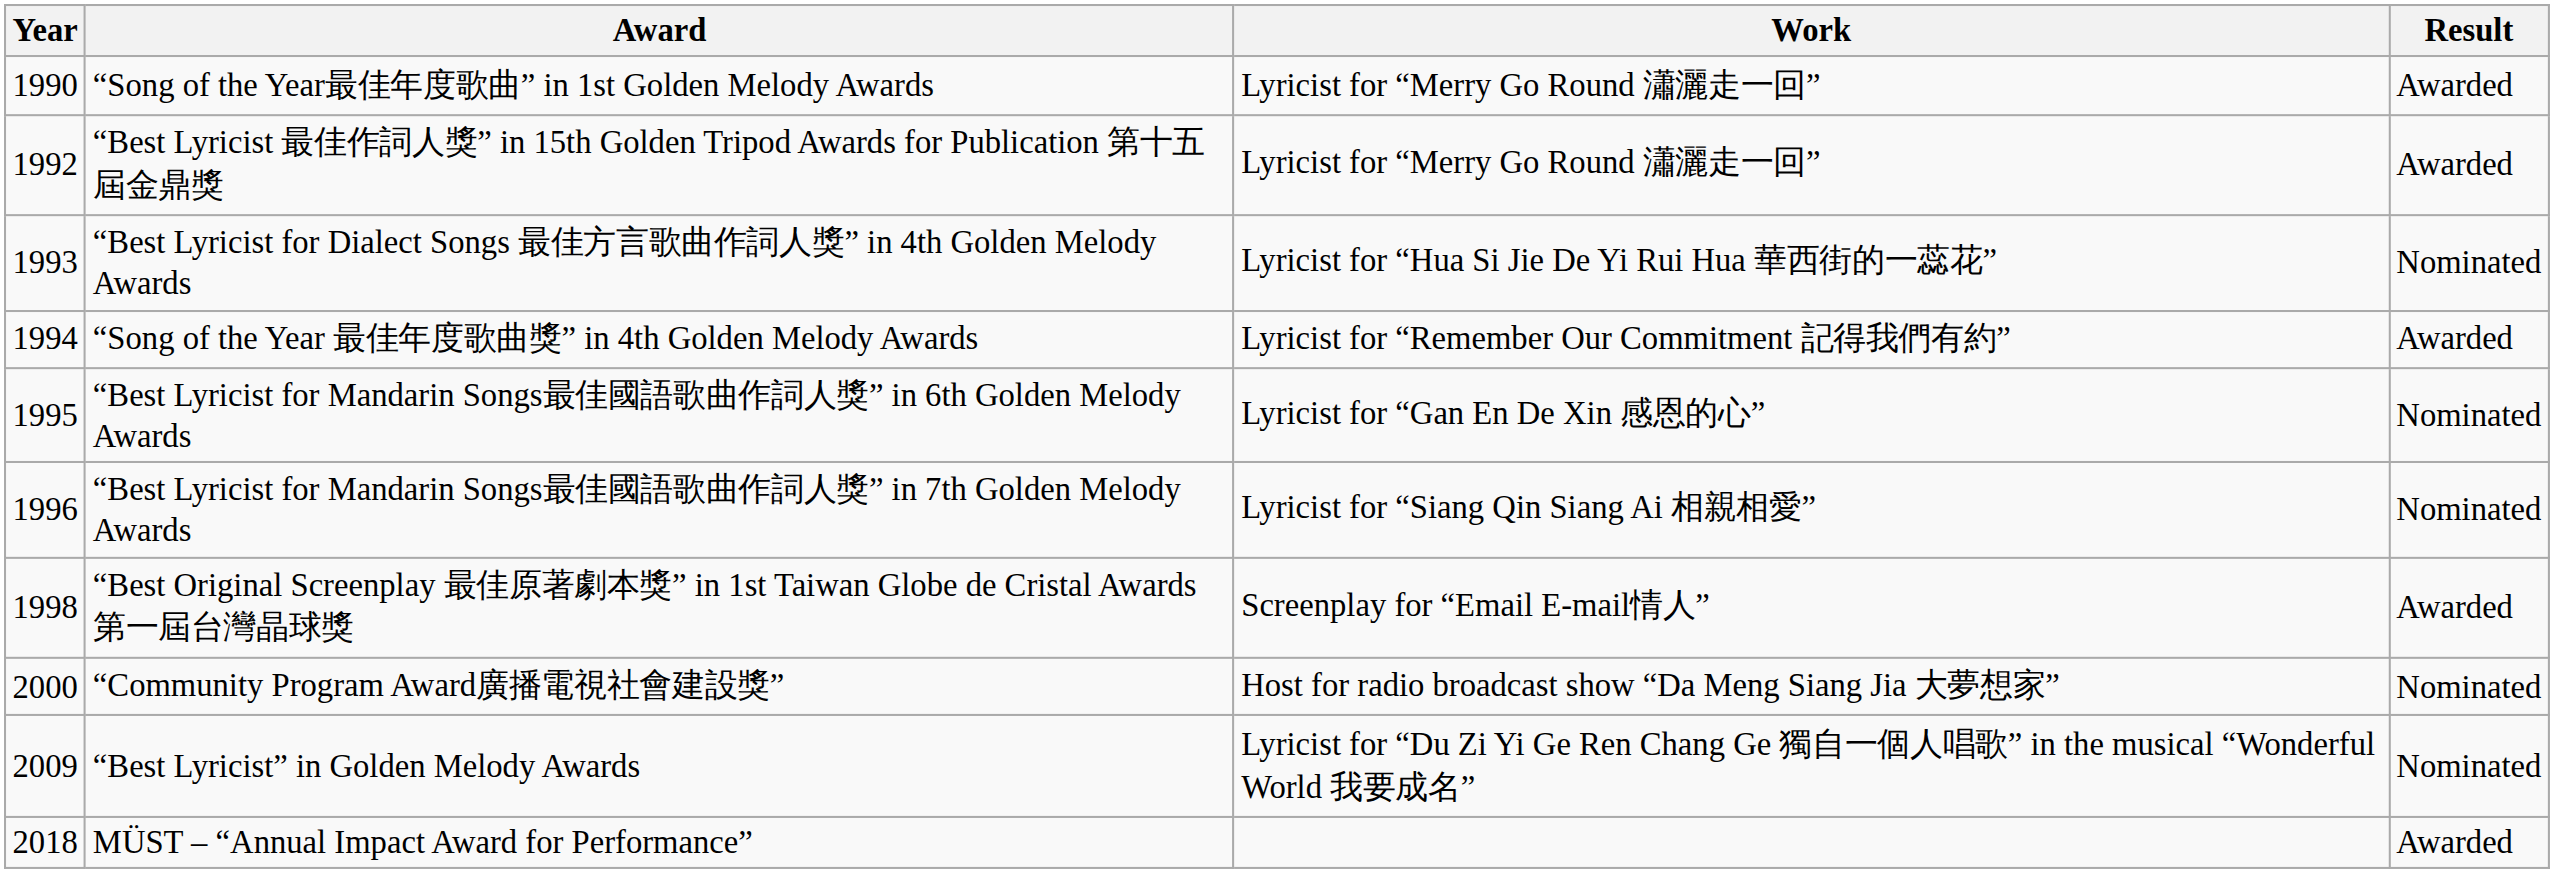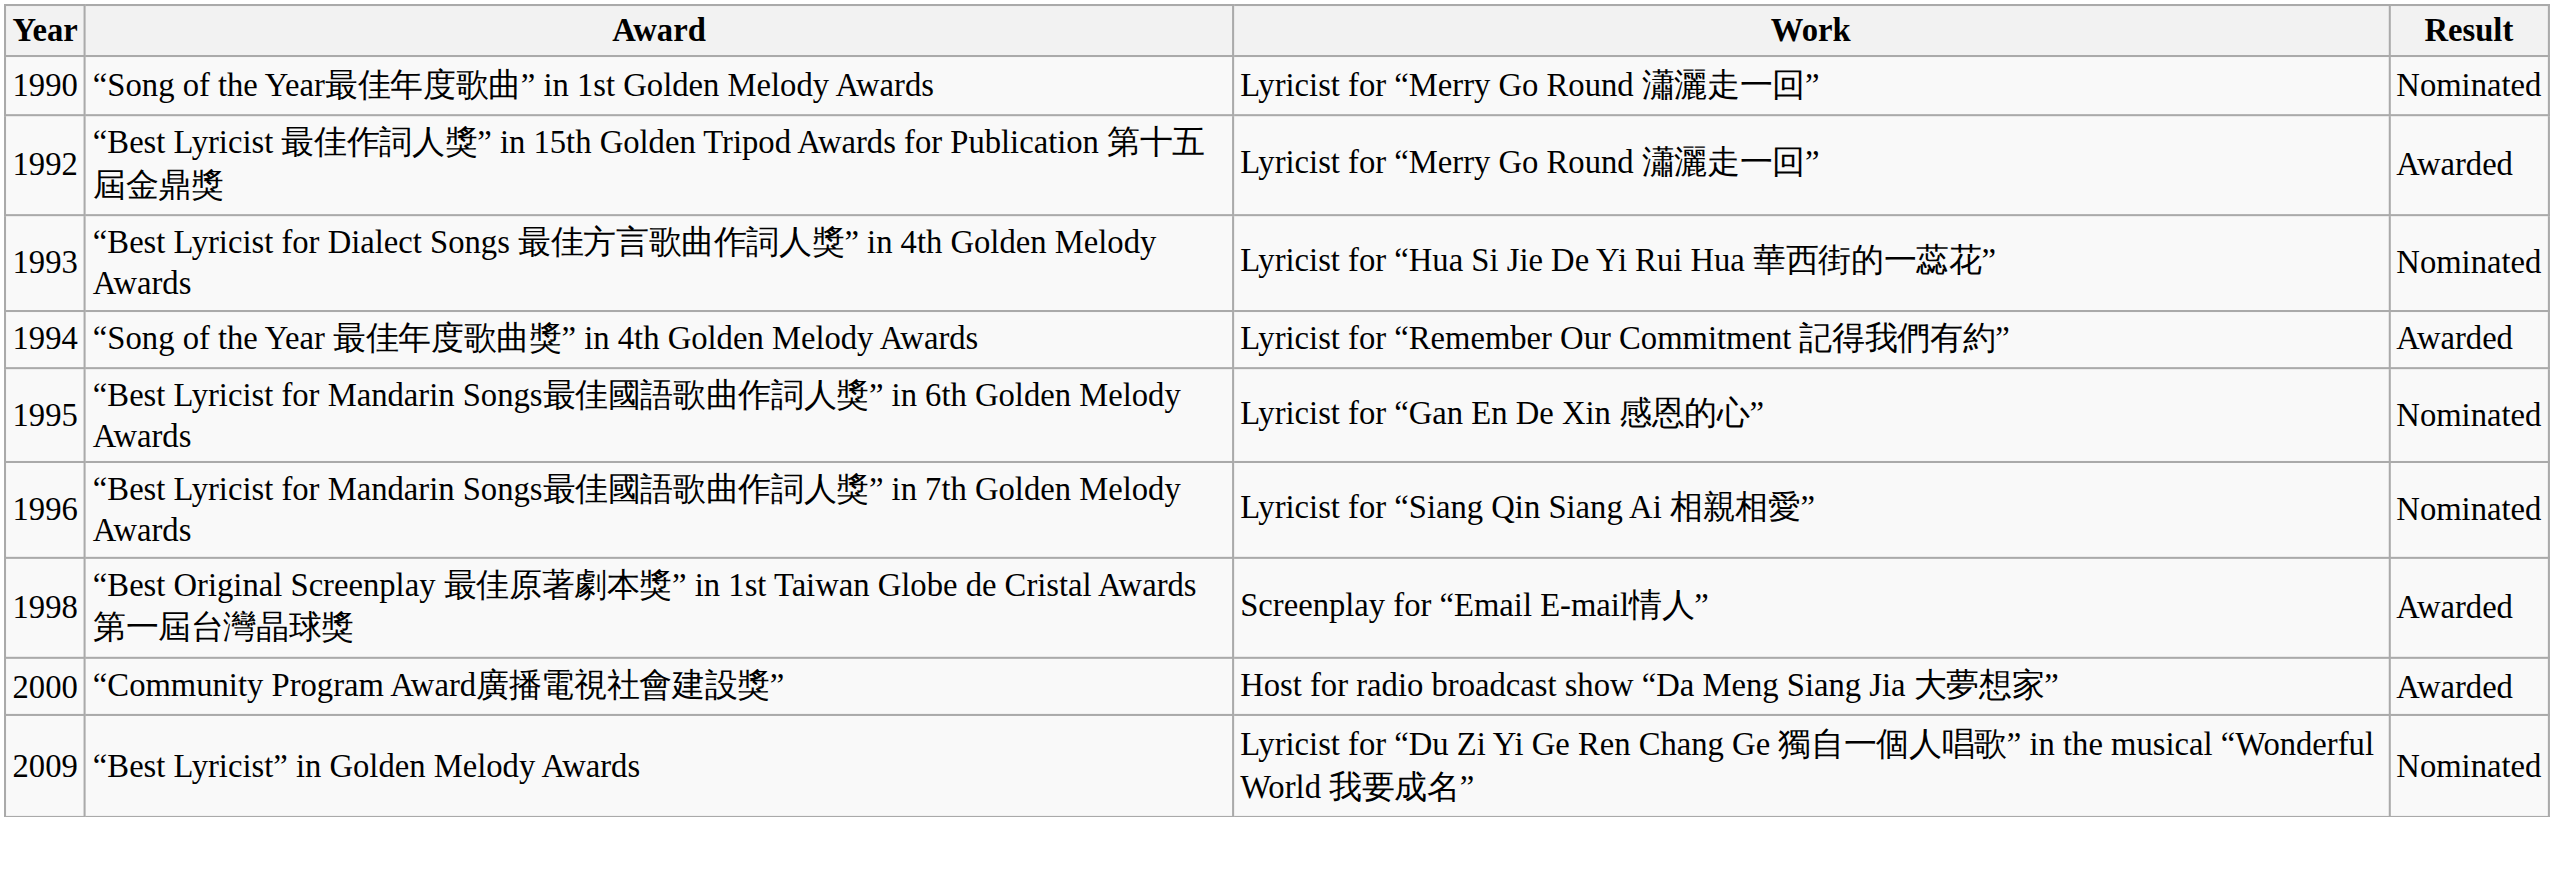(2455, 85) Awarded -> (2469, 85) Nominated
(2469, 686) Nominated -> (2455, 686) Awarded
- row: (423, 841)
